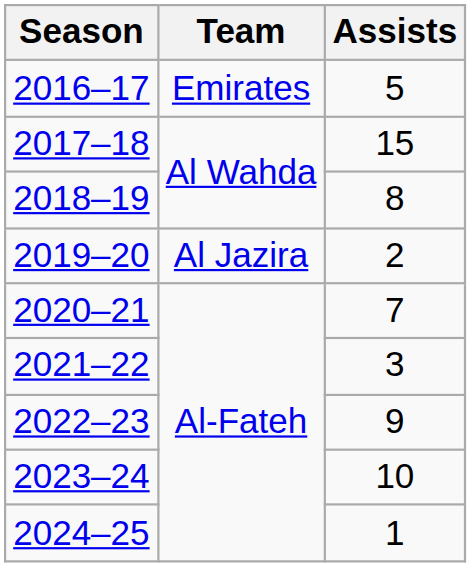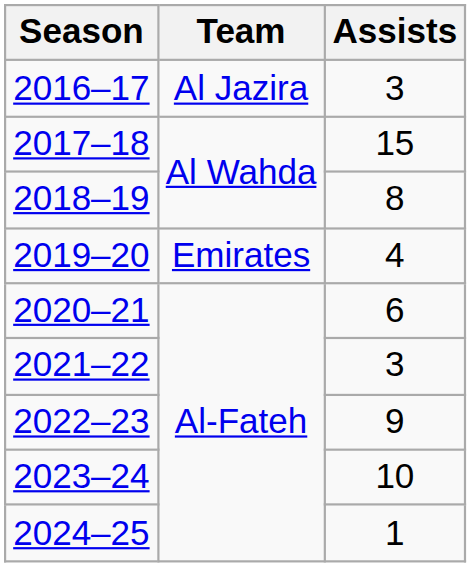(241, 87) Emirates -> (241, 87) Al Jazira
(395, 87) 5 -> (395, 87) 3
(241, 254) Al Jazira -> (241, 254) Emirates
(395, 254) 2 -> (395, 254) 4
(395, 310) 7 -> (395, 310) 6
